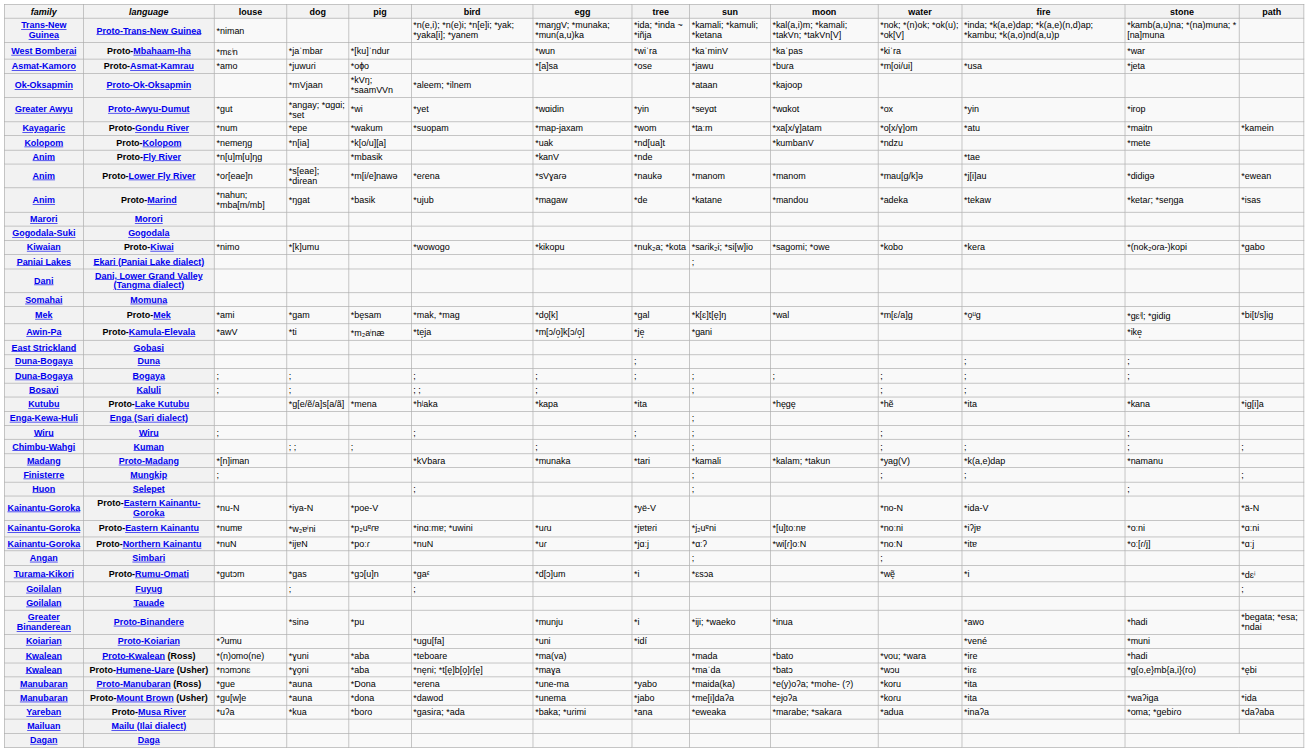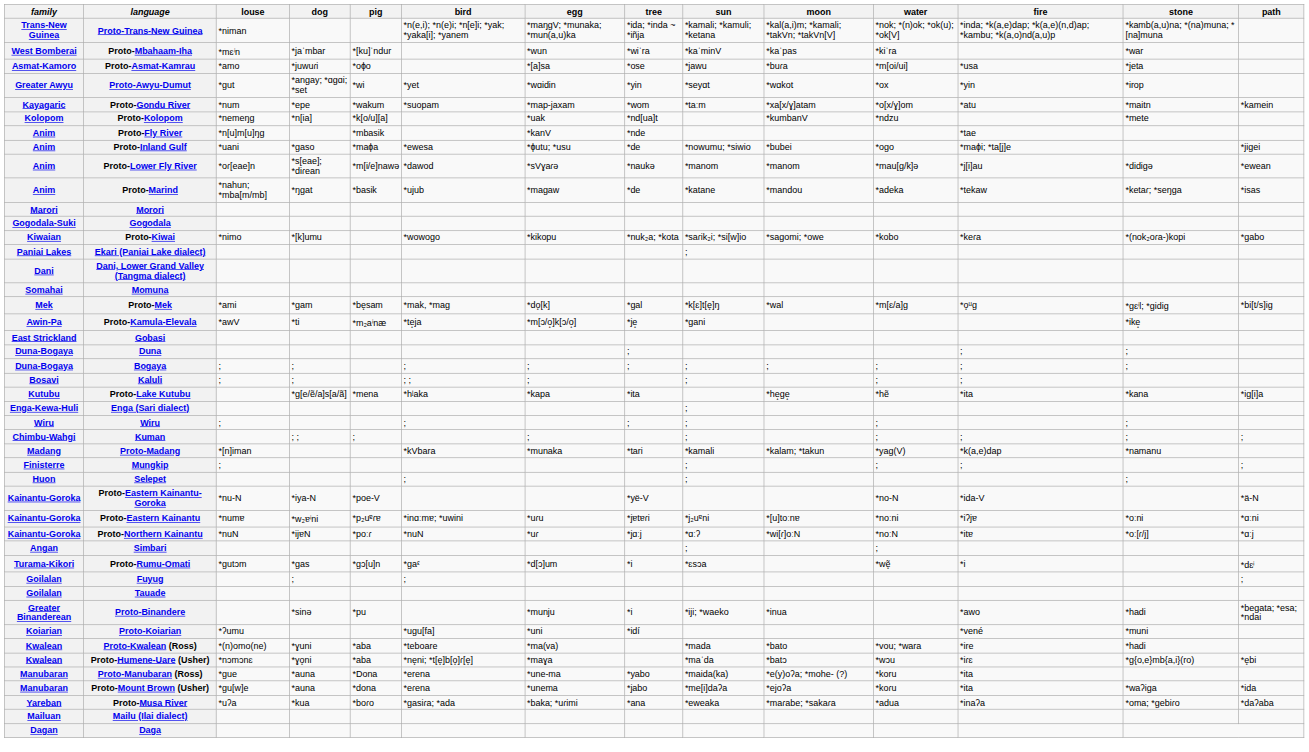- row: (149, 85)
+ row: (150, 147)
(427, 176) *eɾena -> (419, 166) *dawod
(428, 698) *dawod -> (417, 688) *eɾena
